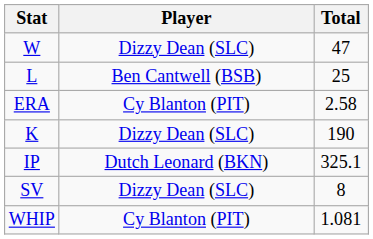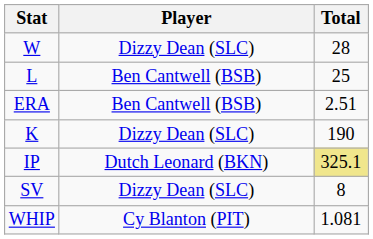(341, 47) 47 -> (341, 47) 28
(186, 104) Cy Blanton (PIT) -> (186, 104) Ben Cantwell (BSB)
(341, 104) 2.58 -> (341, 104) 2.51
(341, 162) no background -> (341, 162) khaki background
